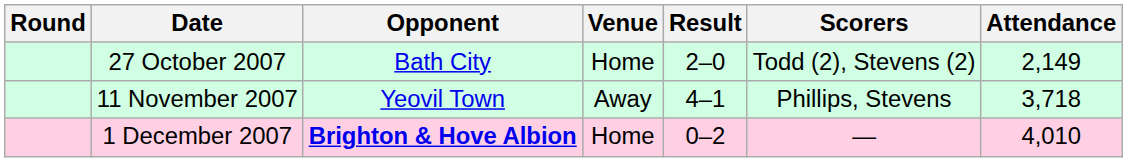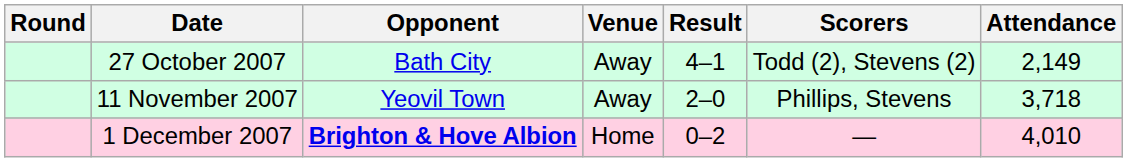(623, 61) Home -> (623, 61) Away
(705, 61) 2–0 -> (705, 61) 4–1
(705, 99) 4–1 -> (705, 99) 2–0
